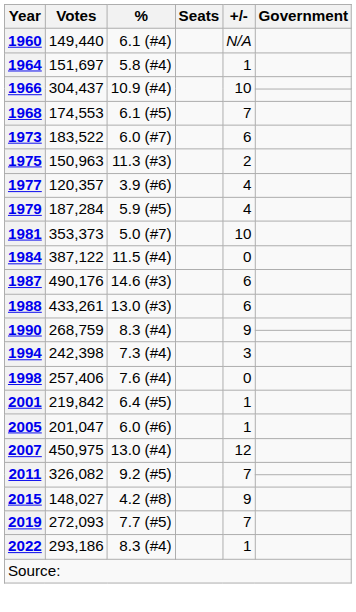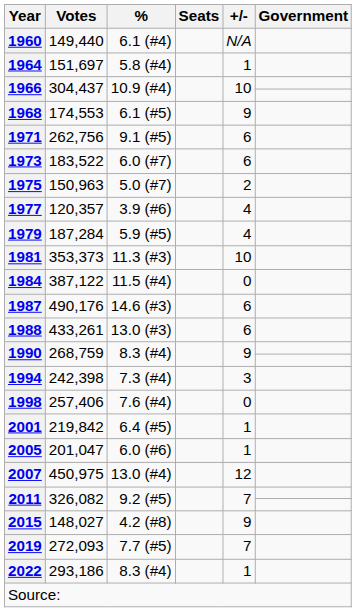(247, 112) 7 -> (247, 112) 9
+ row: (25, 137)
(142, 161) 11.3 (#3) -> (145, 185) 5.0 (#7)
(145, 233) 5.0 (#7) -> (142, 257) 11.3 (#3)
